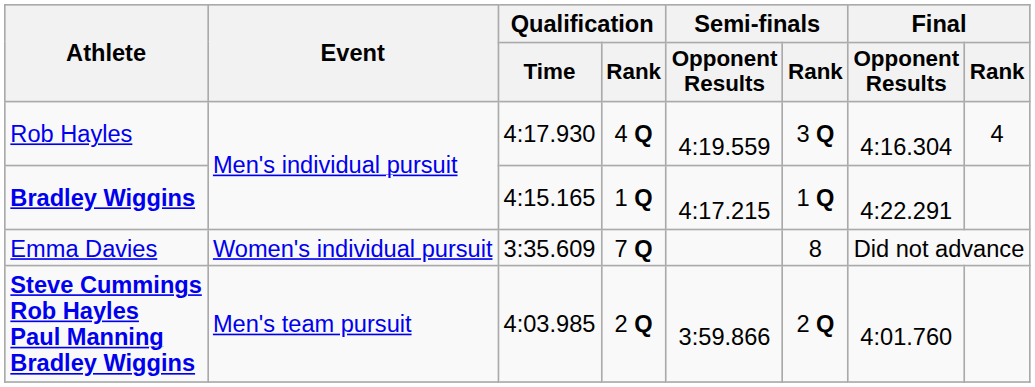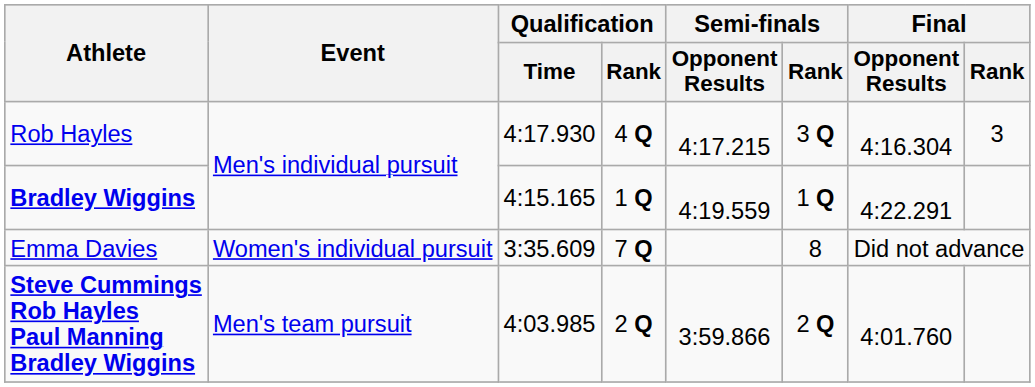(725, 147) 4:19.559 -> (725, 147) 4:17.215
(997, 134) 4 -> (997, 134) 3
(725, 211) 4:17.215 -> (725, 211) 4:19.559
